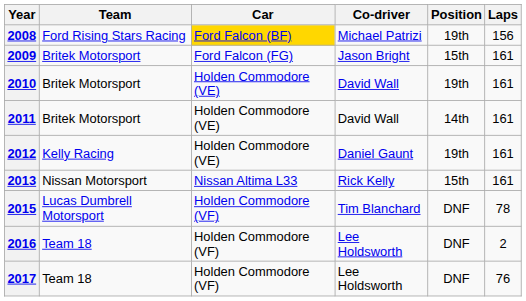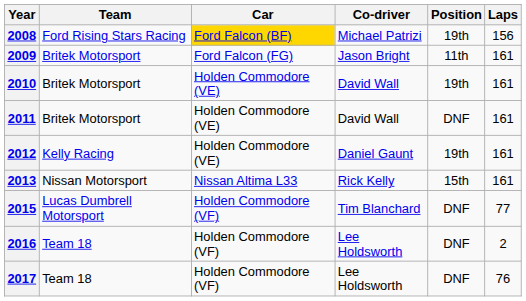(456, 56) 15th -> (456, 56) 11th
(456, 118) 14th -> (456, 118) DNF
(503, 209) 78 -> (503, 209) 77
